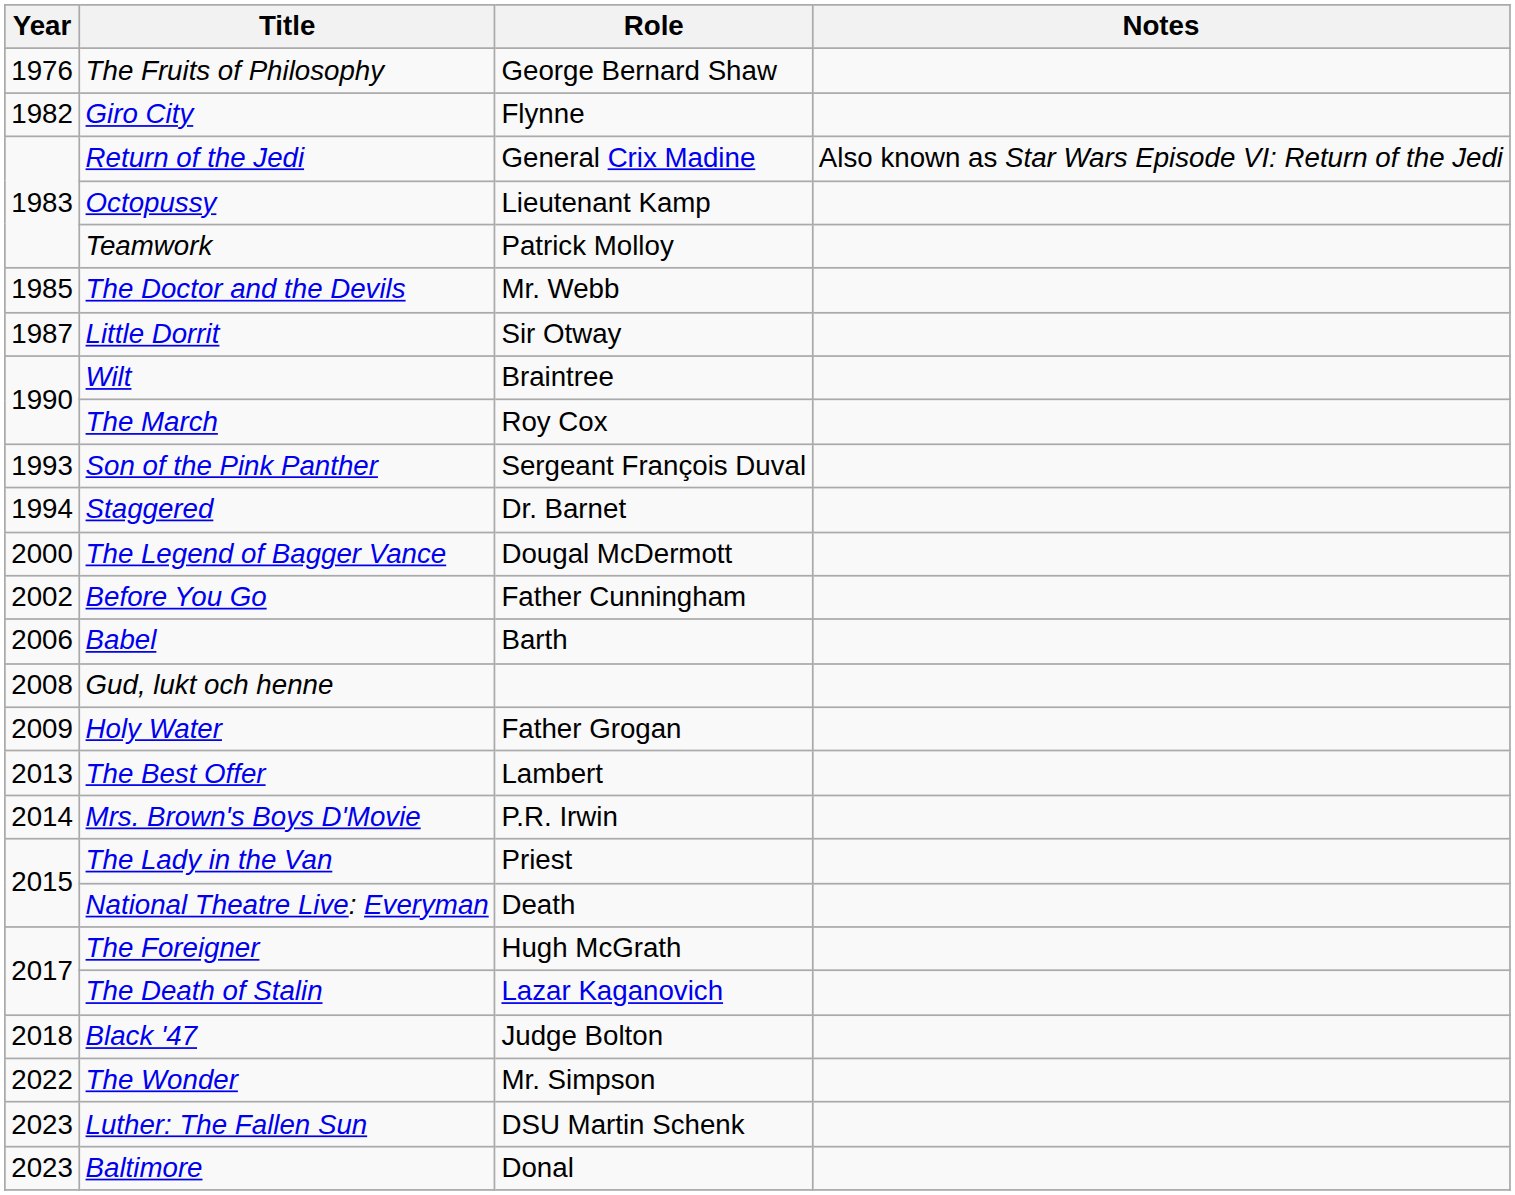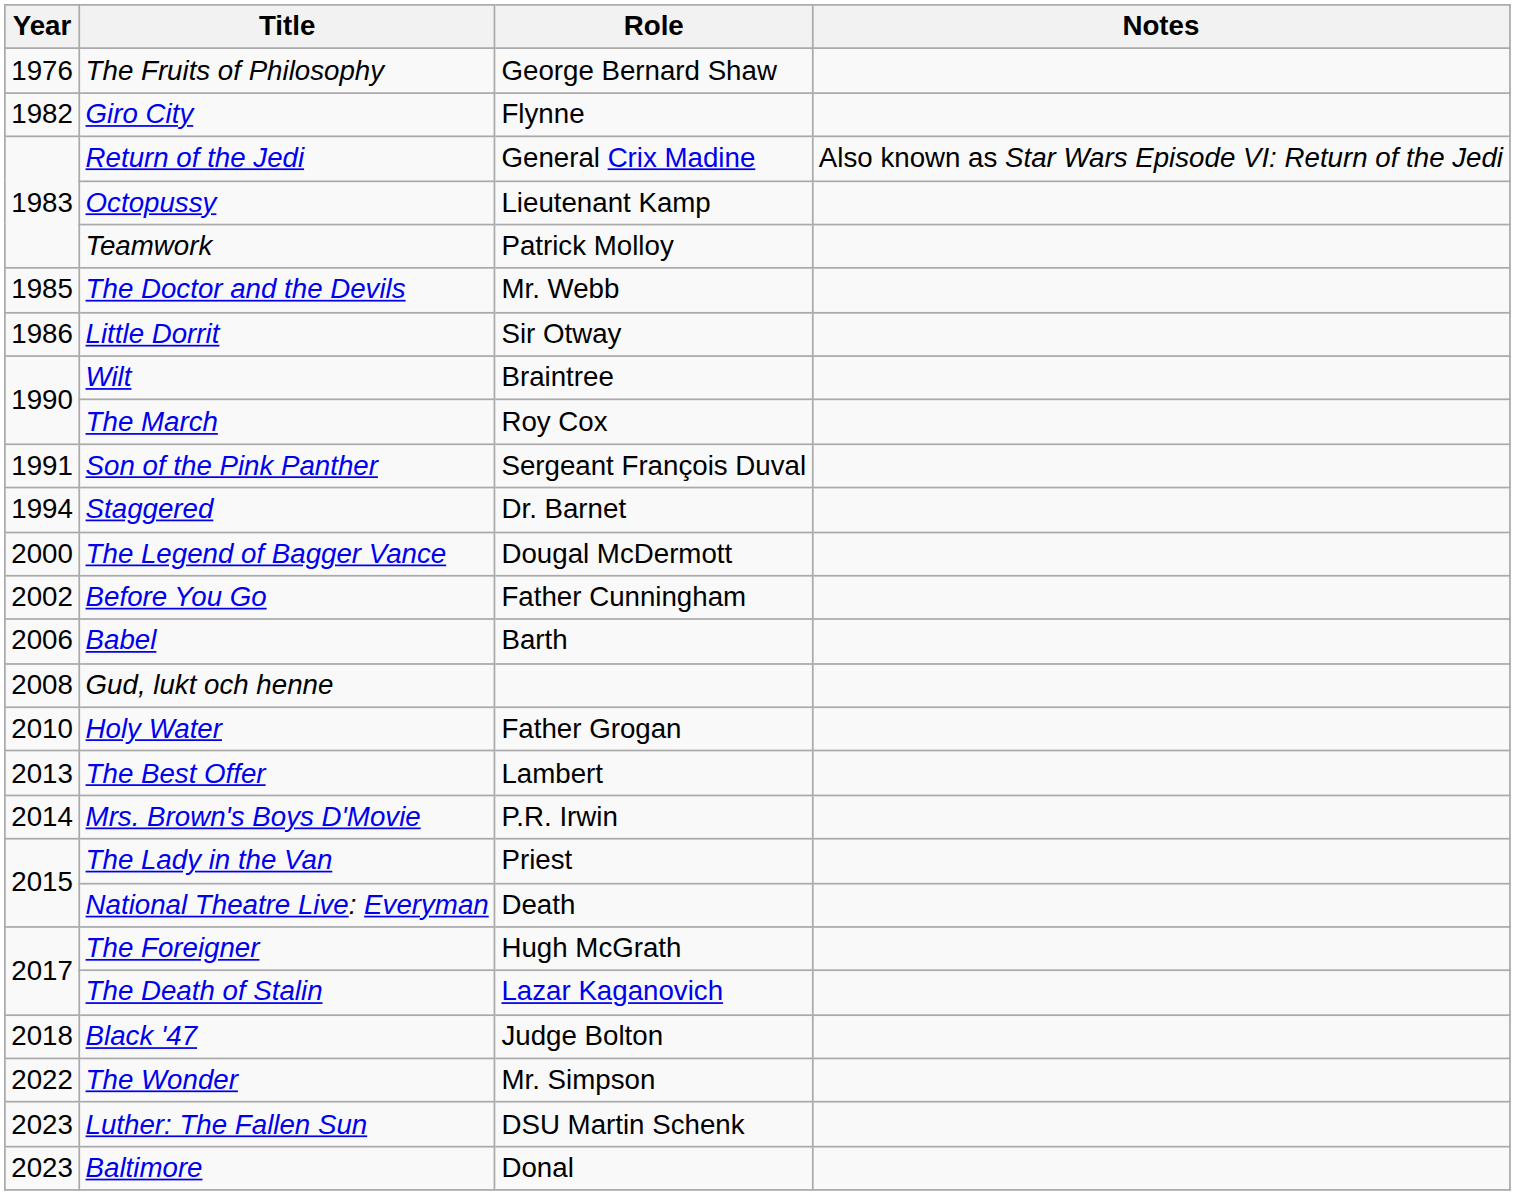(42, 333) 1987 -> (42, 333) 1986
(42, 465) 1993 -> (42, 465) 1991
(42, 728) 2009 -> (42, 728) 2010
